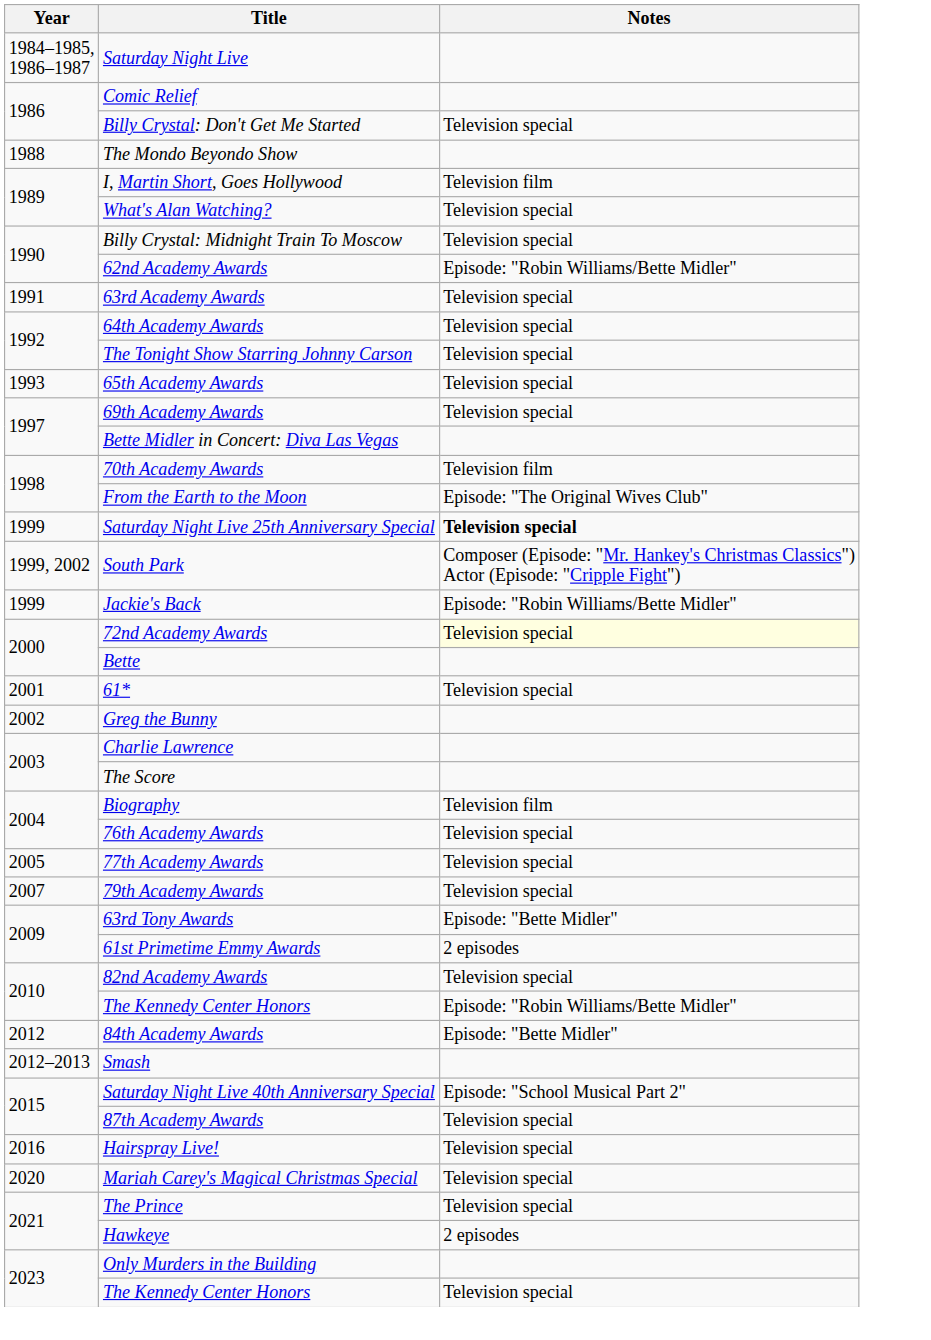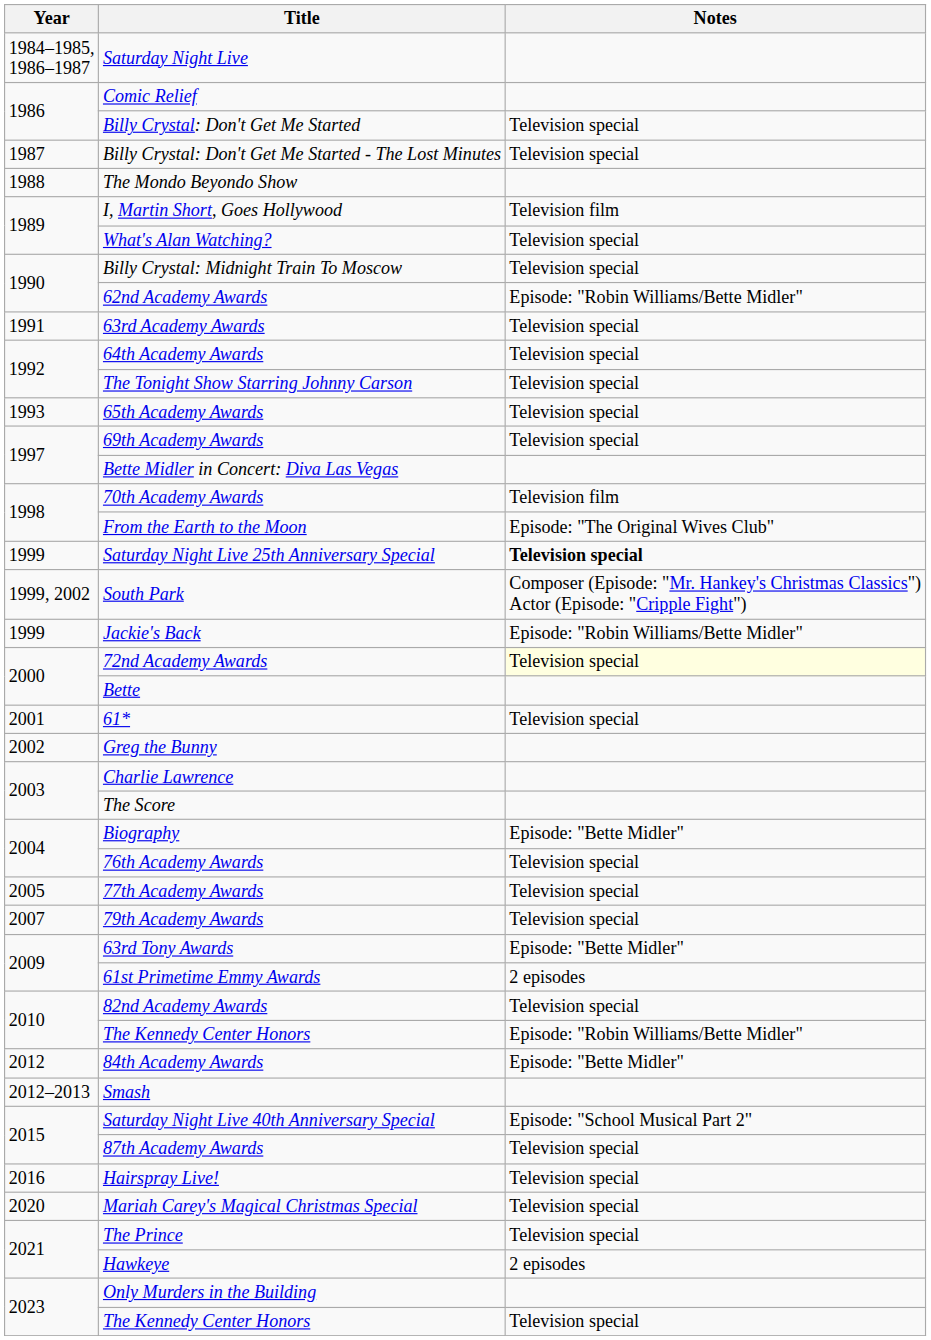+ row: (27, 153)
(498, 805) Television film -> (597, 833) Episode: "Bette Midler"
